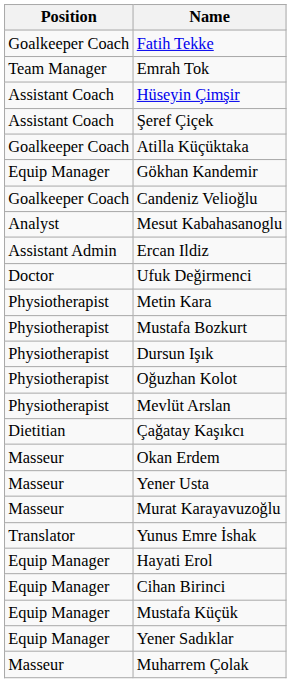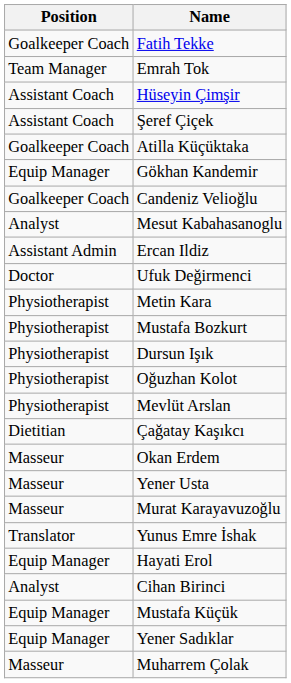(59, 586) Equip Manager -> (34, 586) Analyst
